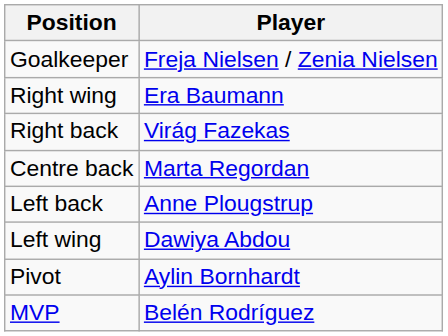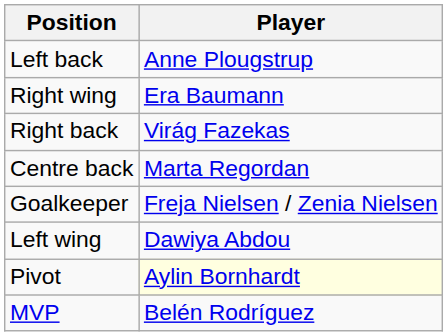rows swapped: (69, 58) <-> (56, 204)
(222, 276) no background -> (222, 276) lightyellow background
